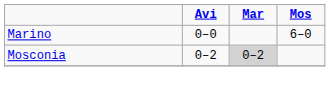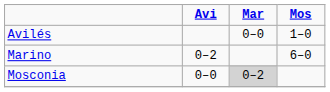+ row: (29, 35)
(206, 35) 0–0 -> (206, 55) 0–2
(206, 55) 0–2 -> (206, 76) 0–0
